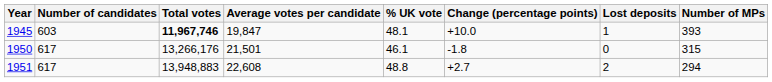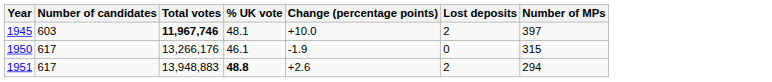- column: (304, 13)
(606, 31) 1 -> (446, 31) 2
(691, 31) 393 -> (532, 31) 397
(457, 49) -1.8 -> (298, 49) -1.9
(397, 67) normal -> (237, 67) bold
(459, 67) +2.7 -> (299, 67) +2.6
